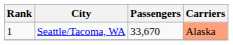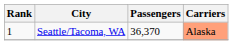(145, 31) 33,670 -> (145, 31) 36,370
